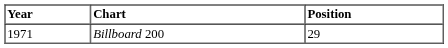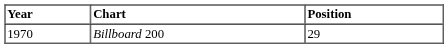(20, 33) 1971 -> (20, 33) 1970
